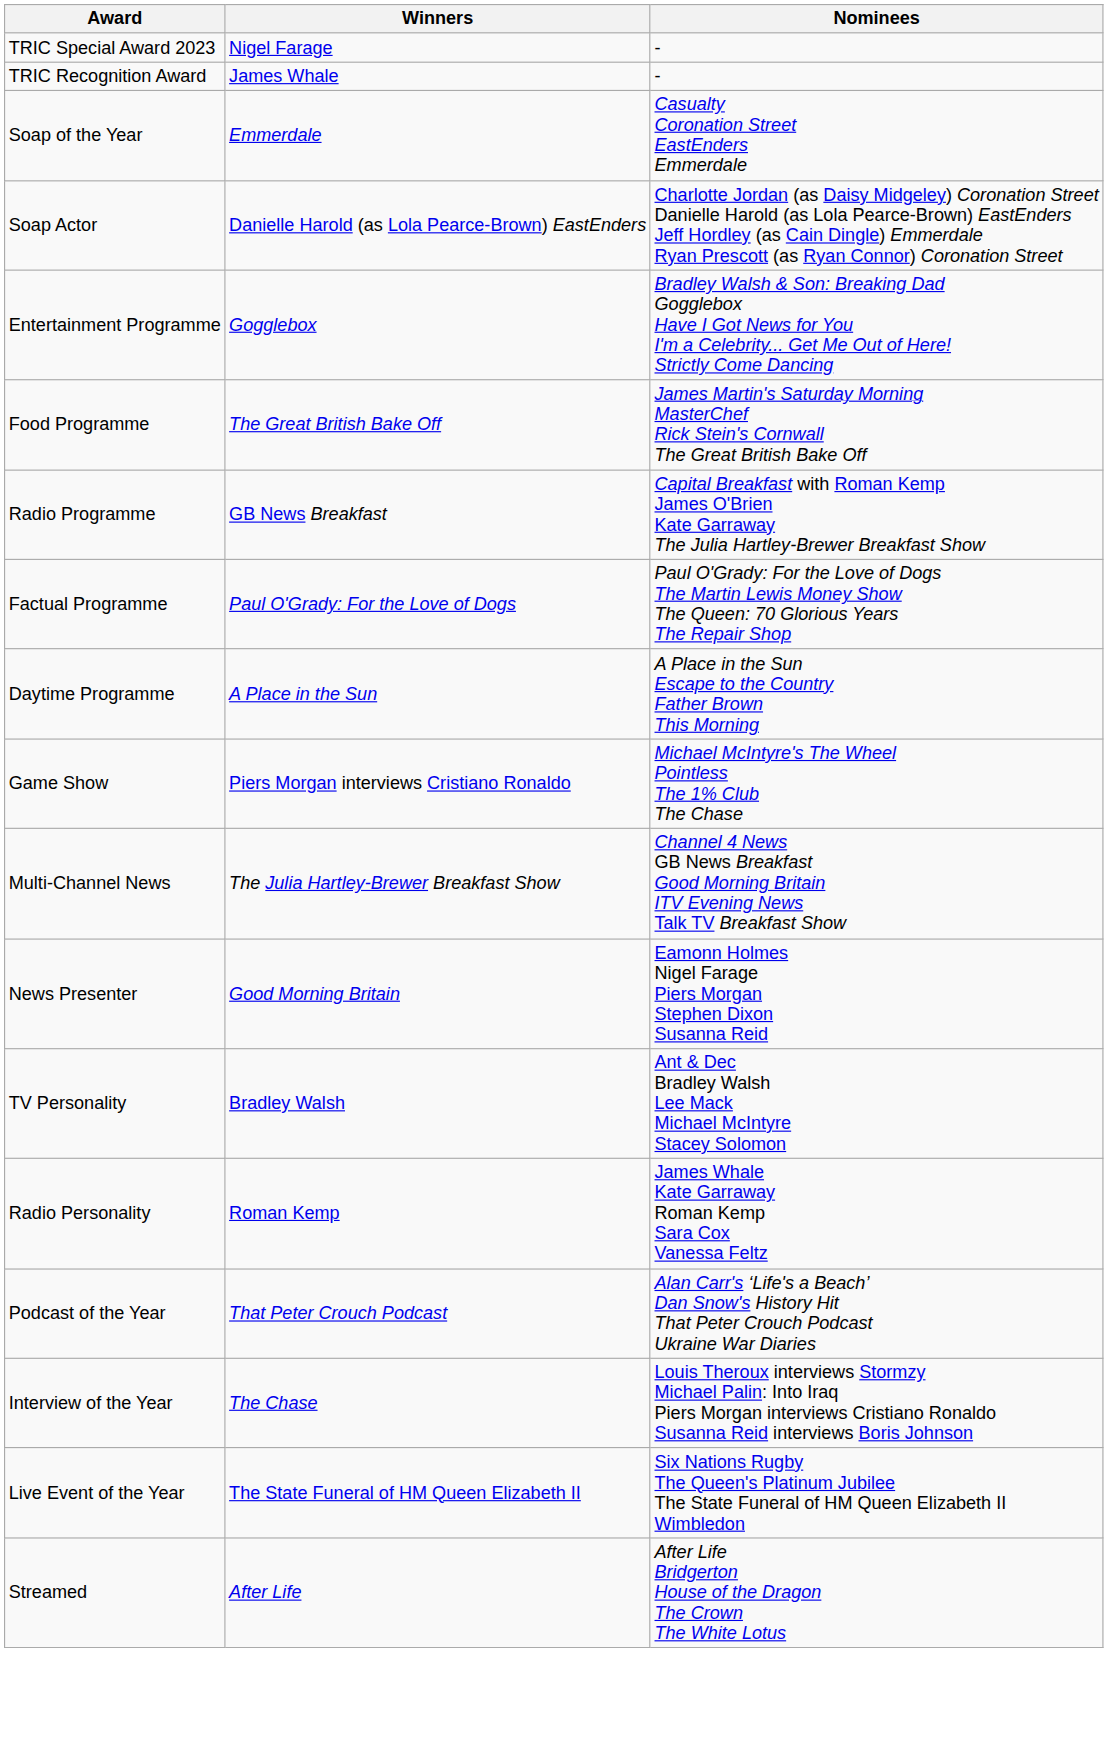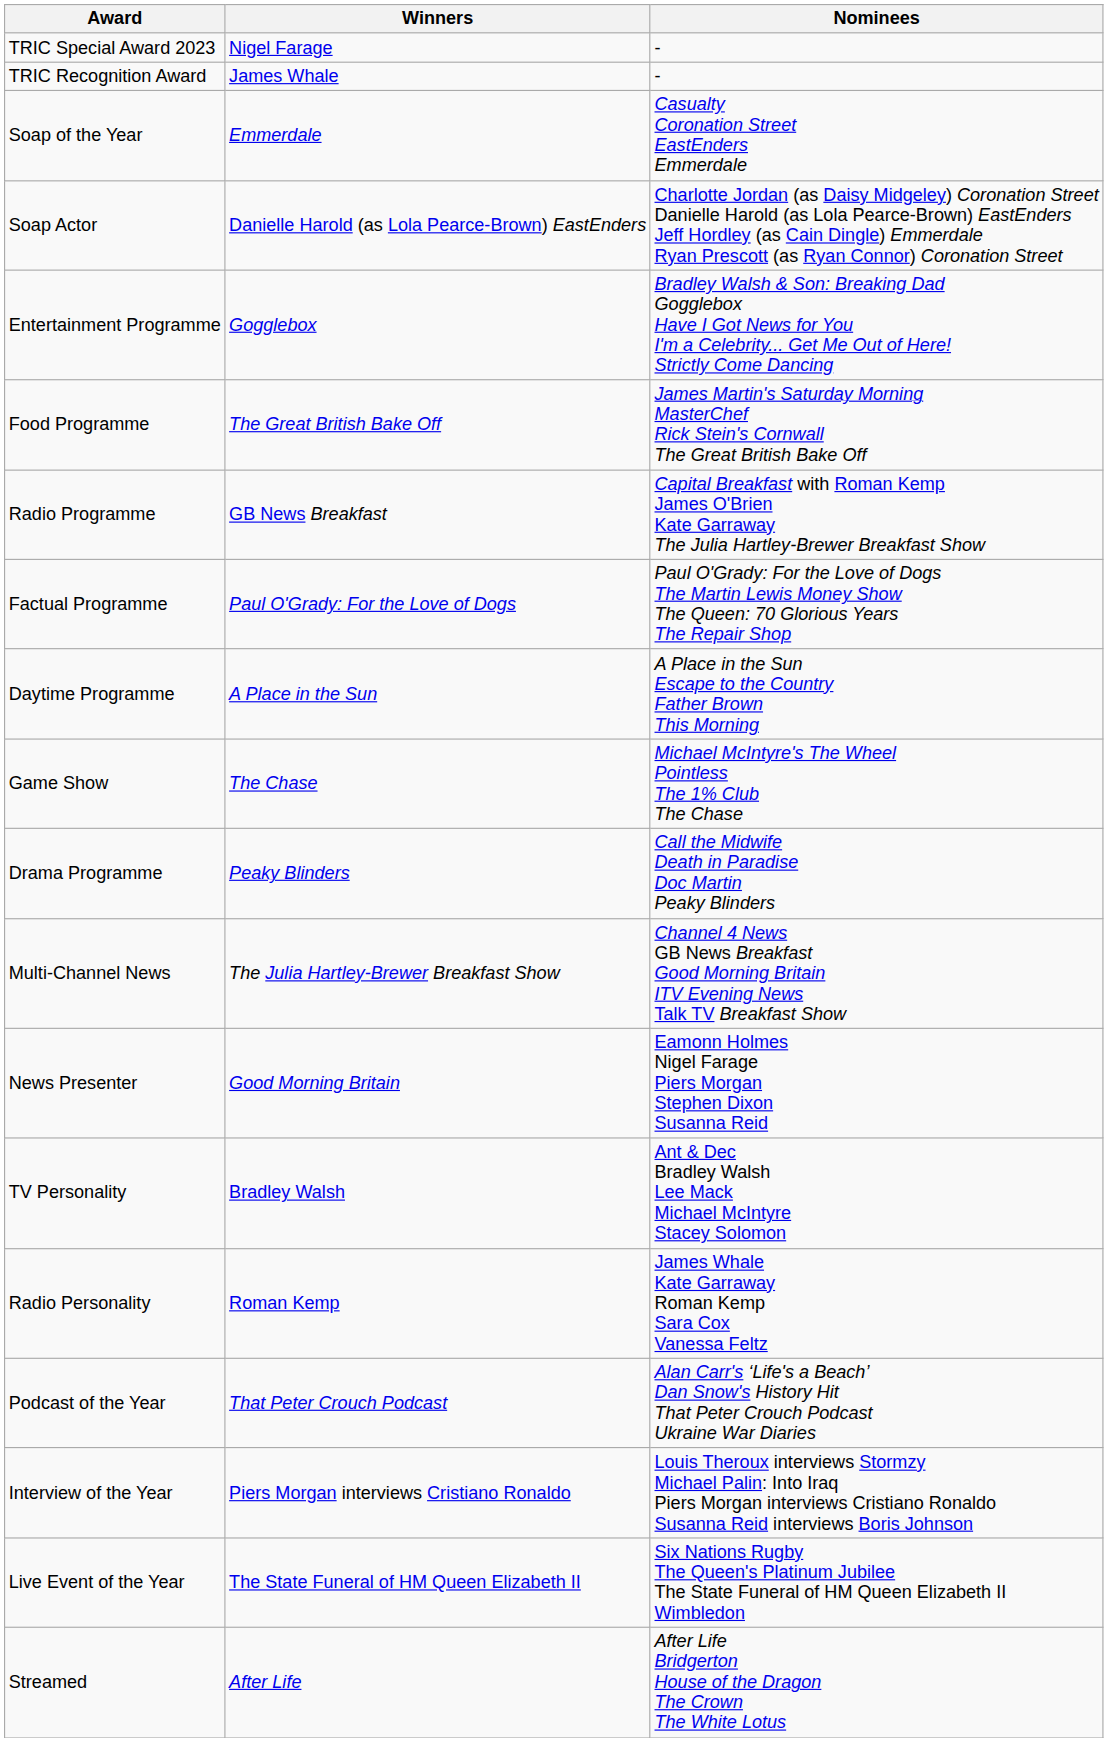(400, 783) Piers Morgan interviews Cristiano Ronaldo -> (273, 783) The Chase
+ row: (86, 873)
(273, 1403) The Chase -> (400, 1492) Piers Morgan interviews Cristiano Ronaldo
